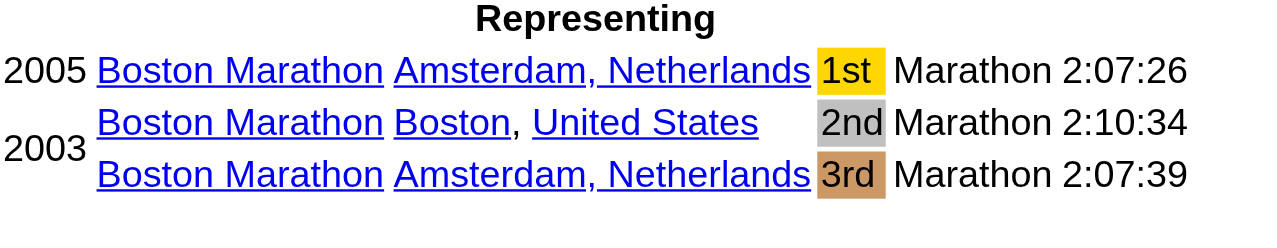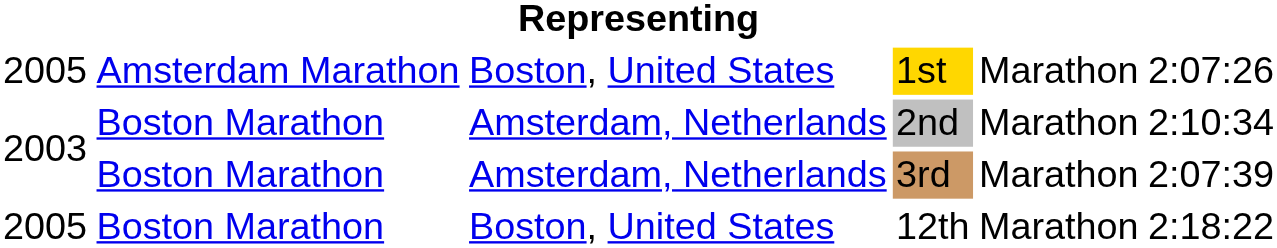(240, 70) Boston Marathon -> (278, 70) Amsterdam Marathon
(602, 70) Amsterdam, Netherlands -> (652, 70) Boston, United States
(576, 122) Boston, United States -> (678, 122) Amsterdam, Netherlands
+ row: (933, 226)
